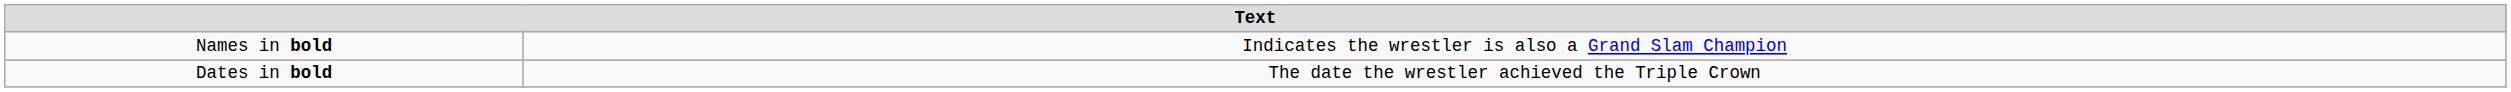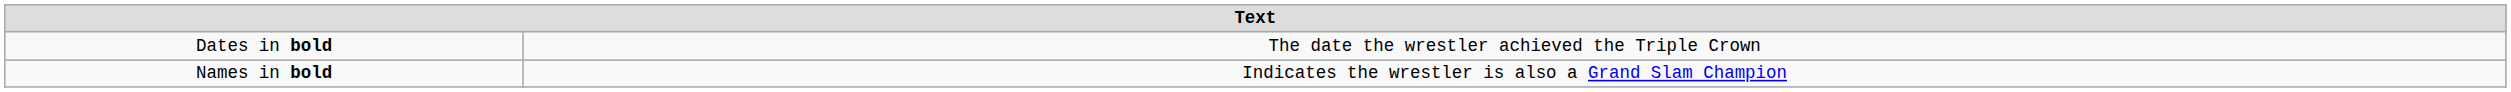rows swapped: (264, 74) <-> (264, 46)
